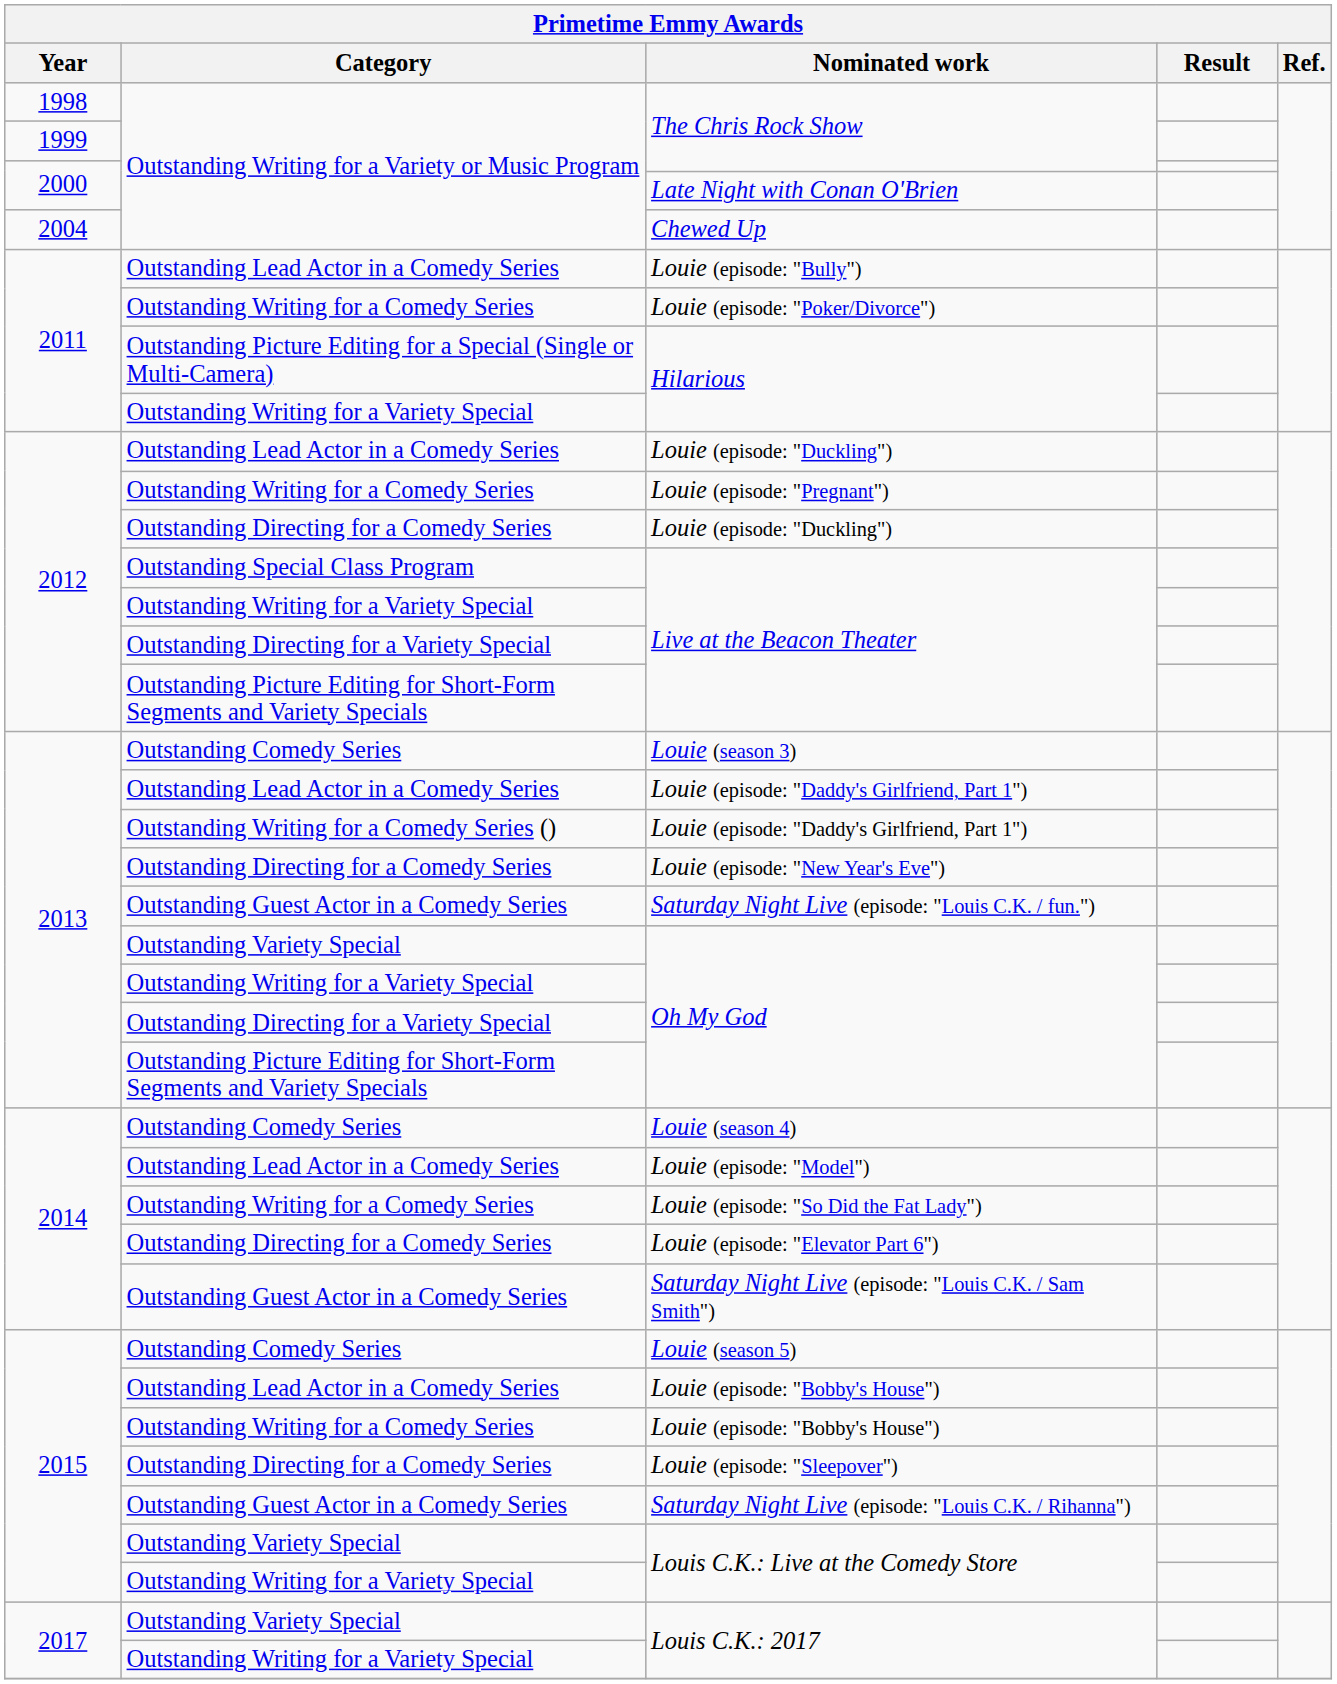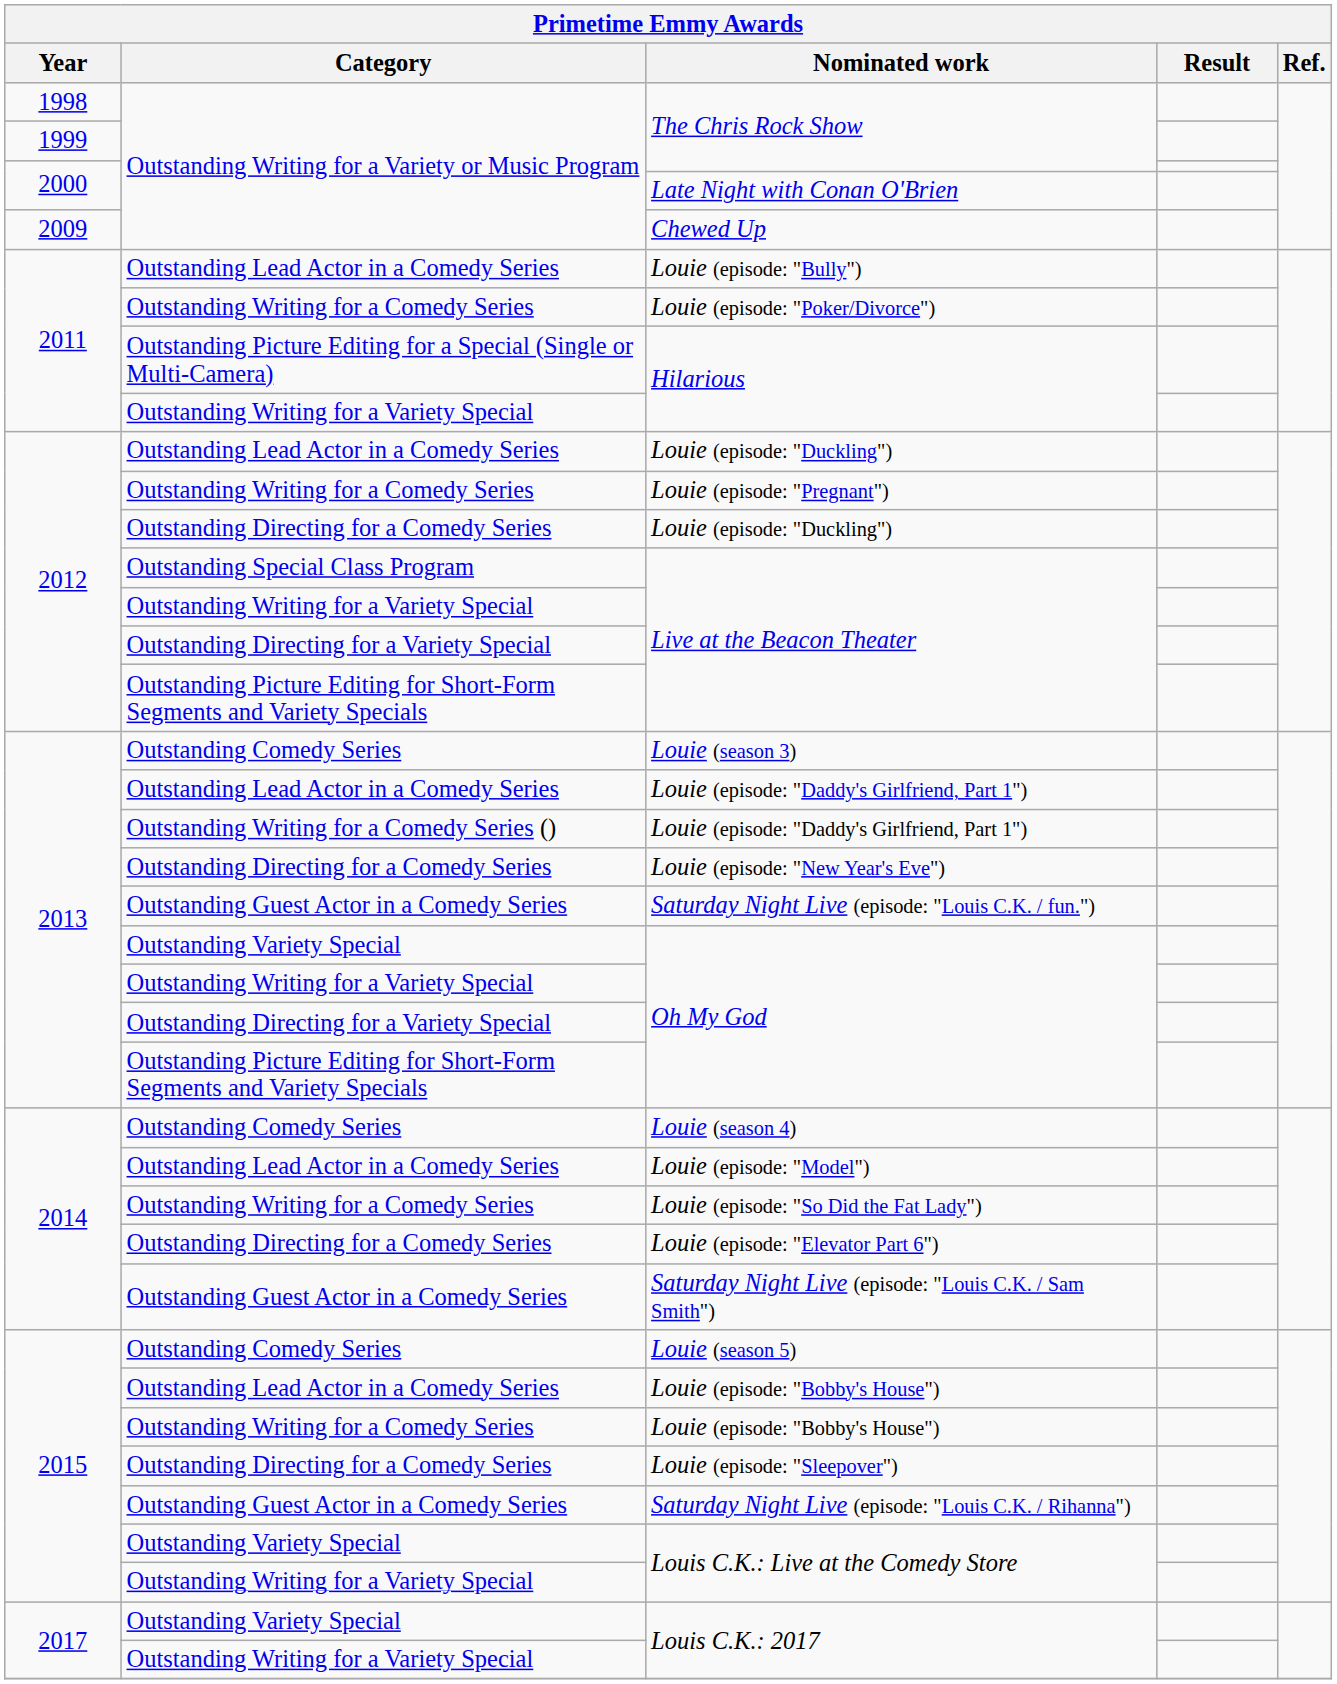(63, 229) 2004 -> (63, 229) 2009
